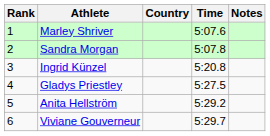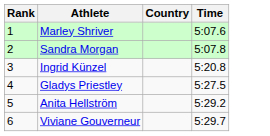- column: (247, 13)
